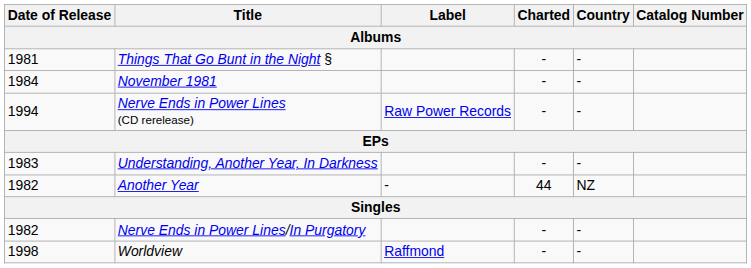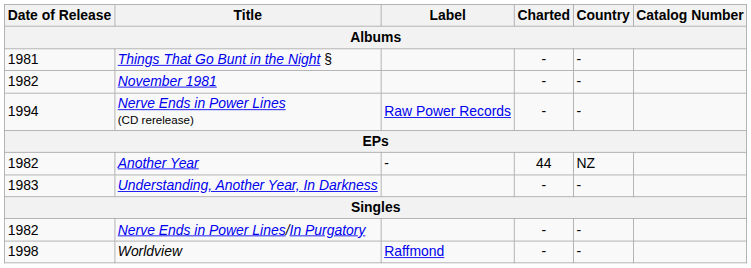(23, 81) 1984 -> (23, 81) 1982
rows swapped: (158, 185) <-> (248, 163)
